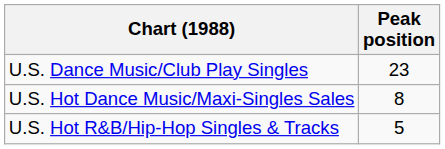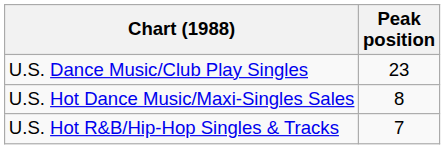(399, 128) 5 -> (399, 128) 7
